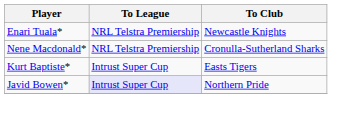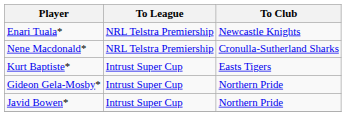+ row: (54, 85)
(130, 85) lavender background -> (144, 102) no background
